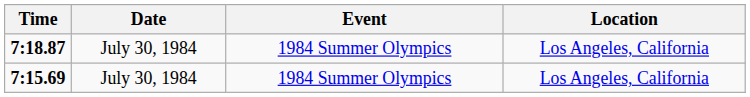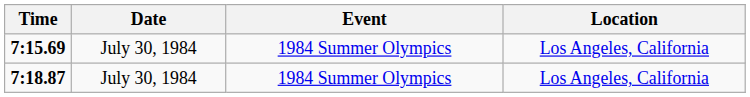rows swapped: (38, 48) <-> (38, 77)
